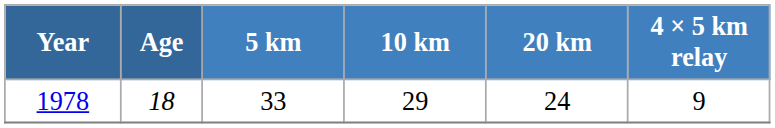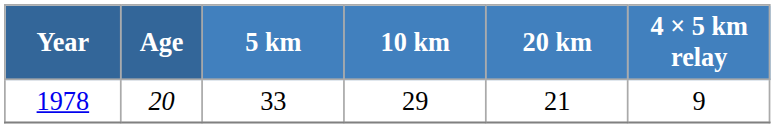(162, 100) 18 -> (162, 100) 20
(557, 100) 24 -> (557, 100) 21
